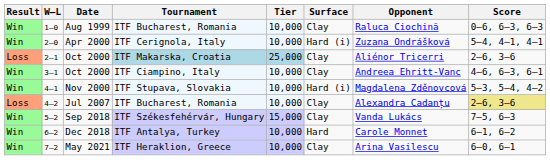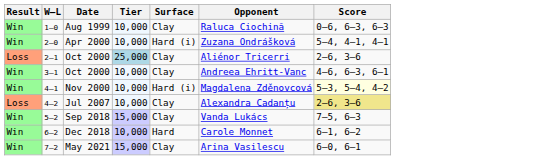- column: (189, 12)
(507, 87) no background -> (352, 87) lightyellow background
(285, 147) 10,000 -> (131, 147) 15,000
